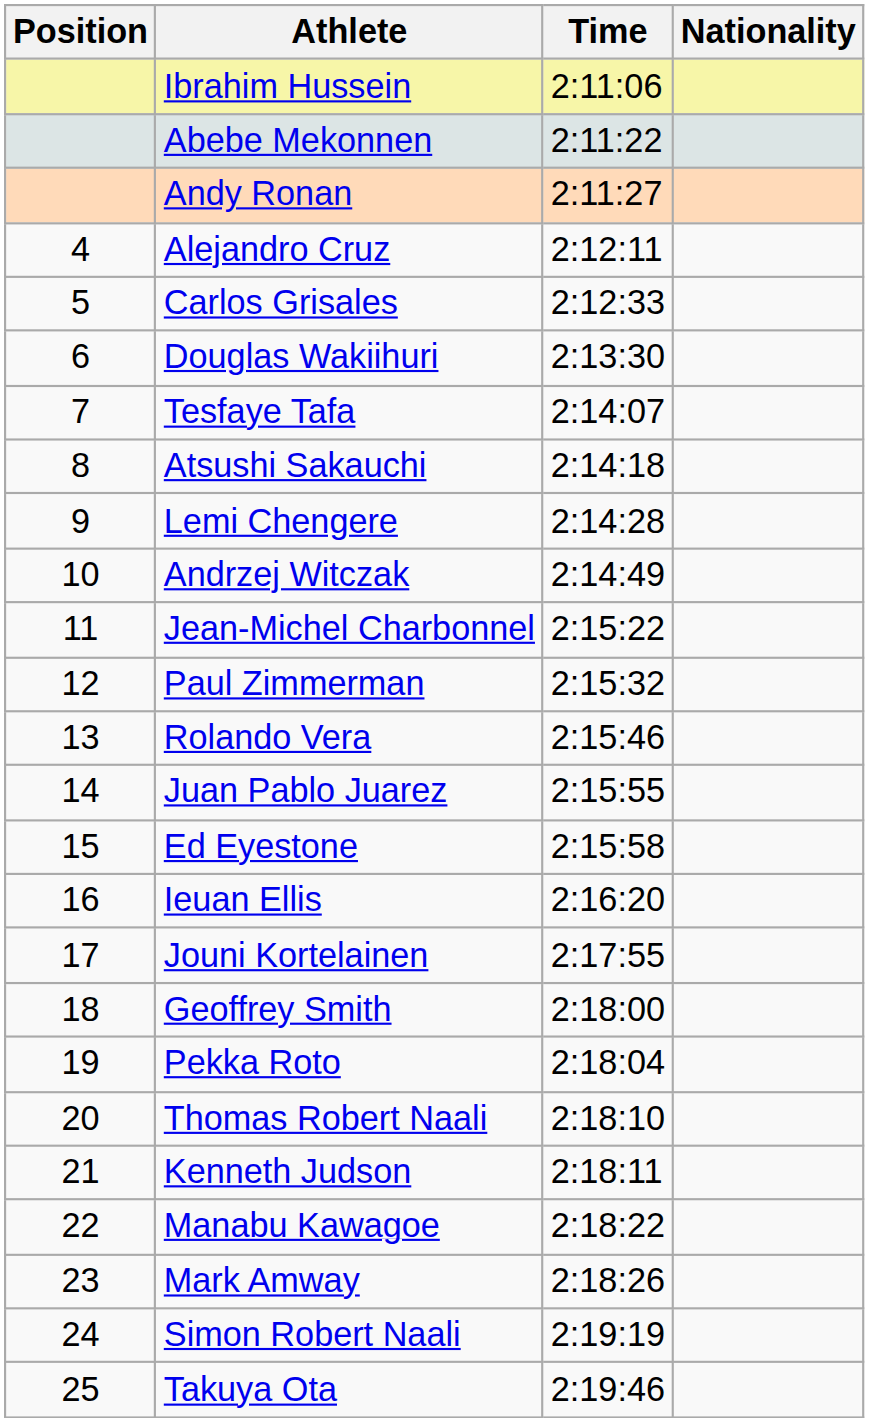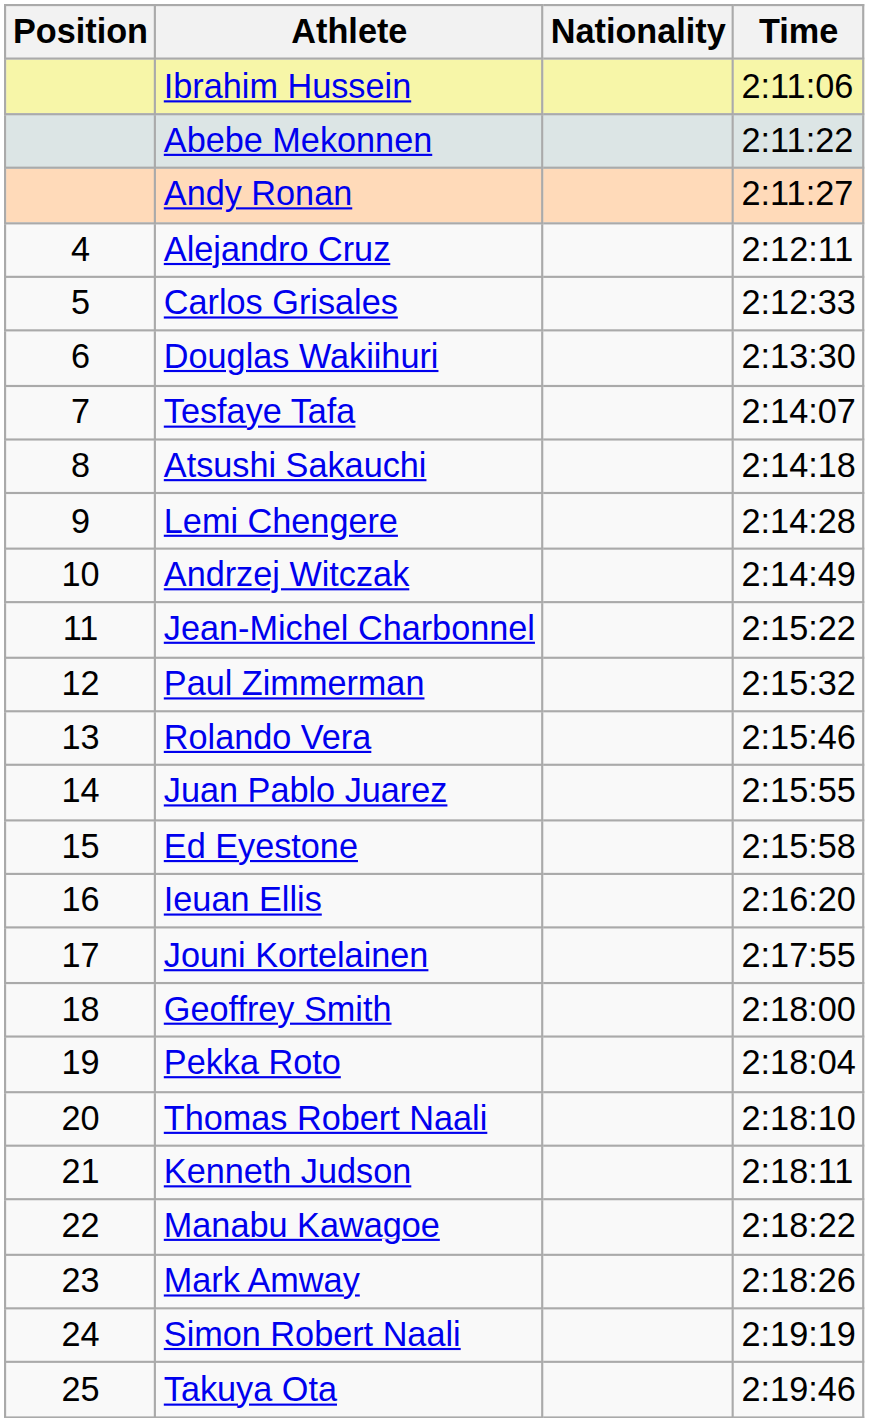columns swapped: (768, 31) <-> (608, 31)
